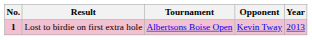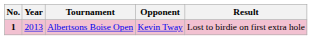columns swapped: (296, 12) <-> (83, 12)
